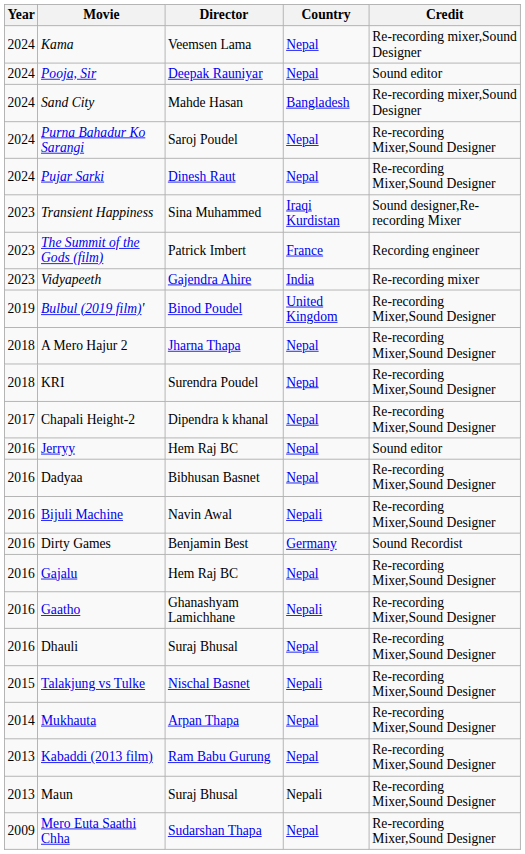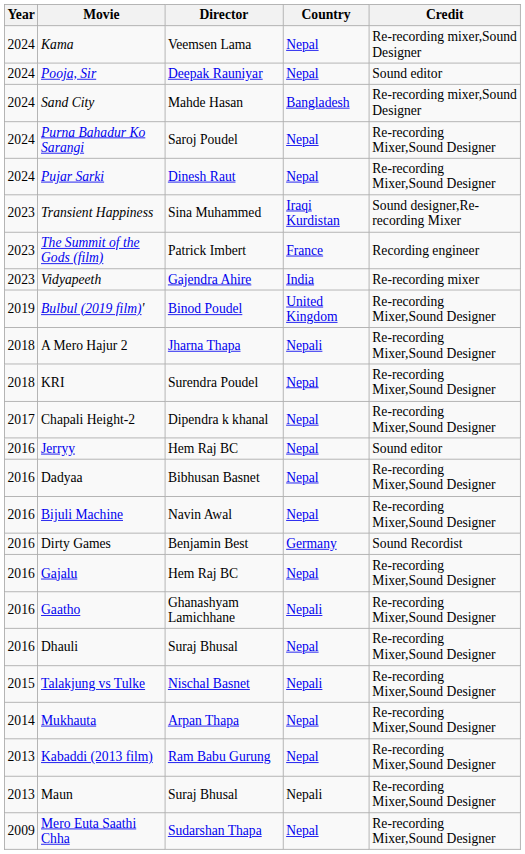(302, 345) Nepal -> (304, 345) Nepali
(304, 514) Nepali -> (302, 514) Nepal
